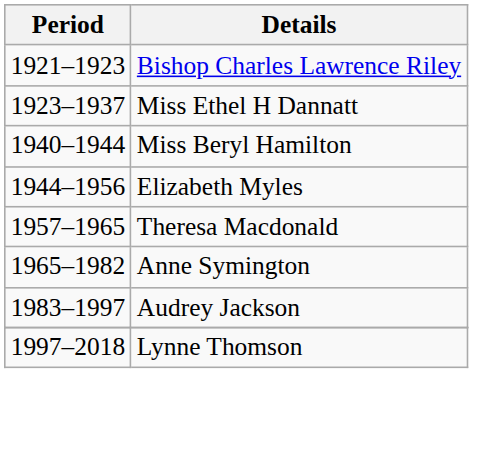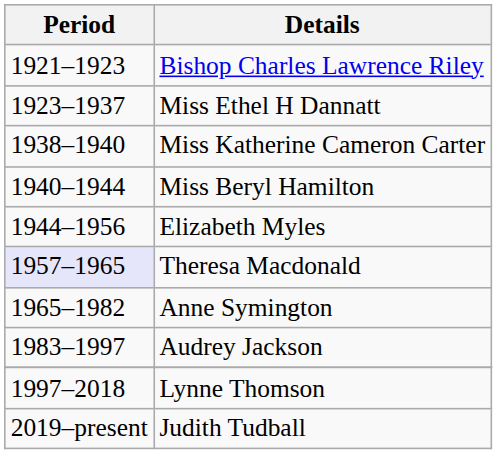+ row: (322, 145)
(68, 226) no background -> (68, 266) lavender background
+ row: (233, 428)
